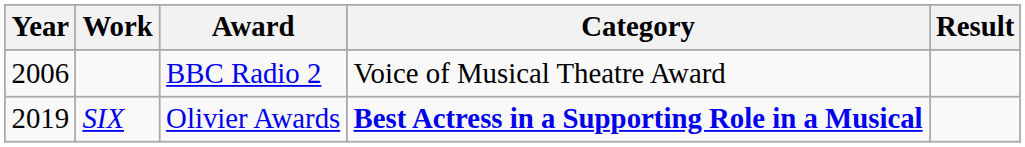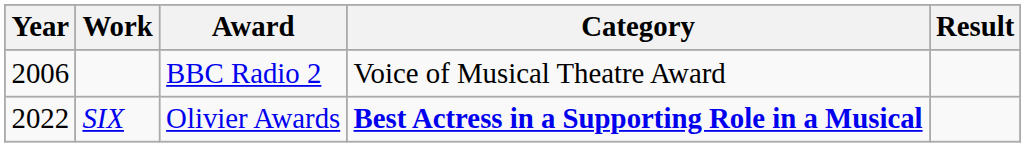(40, 118) 2019 -> (40, 118) 2022
